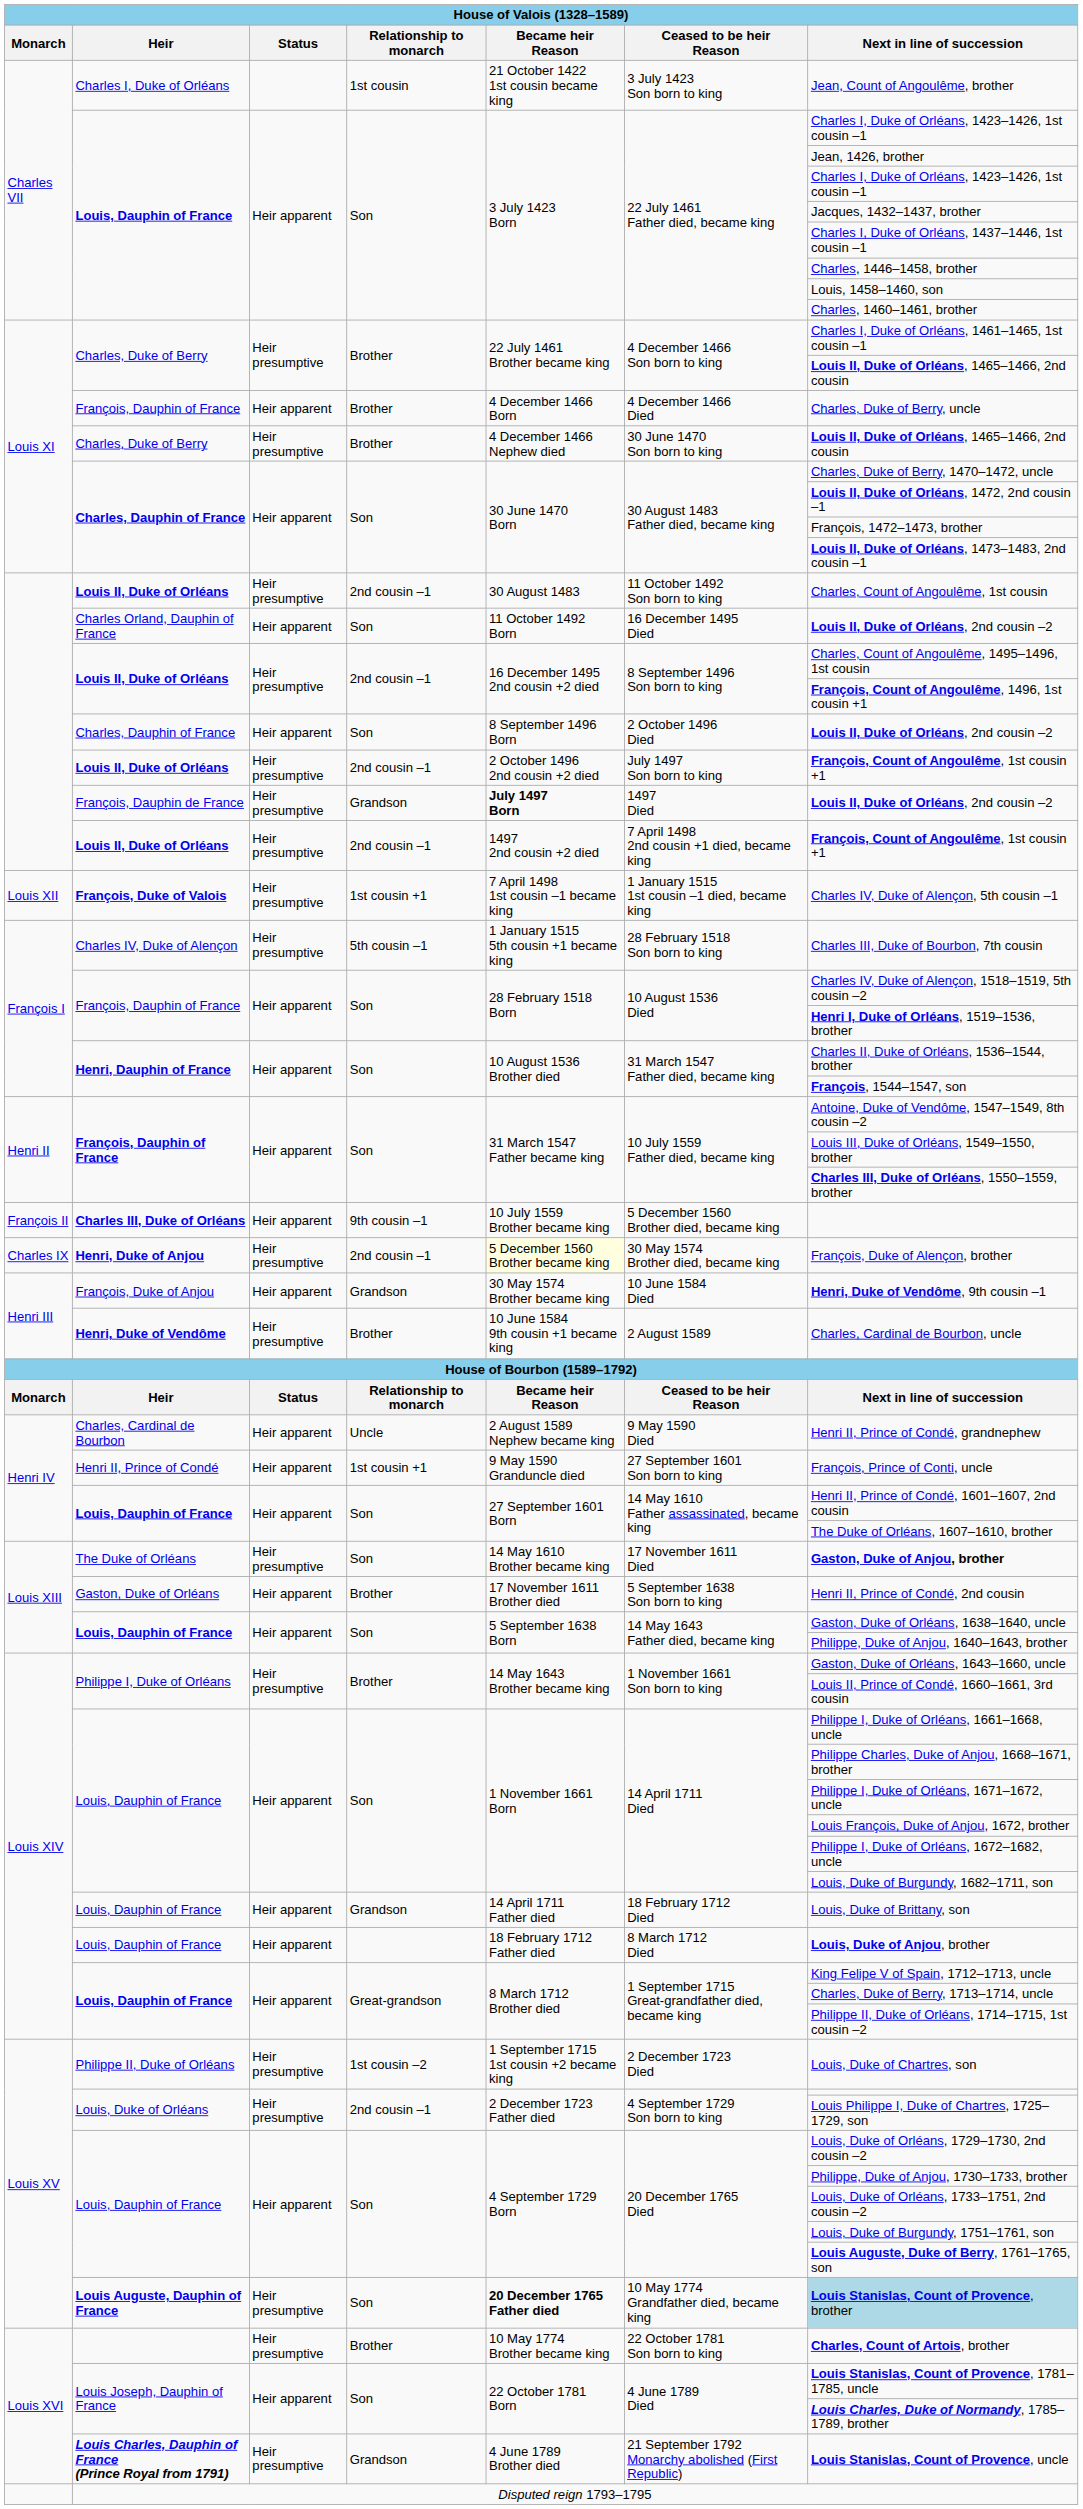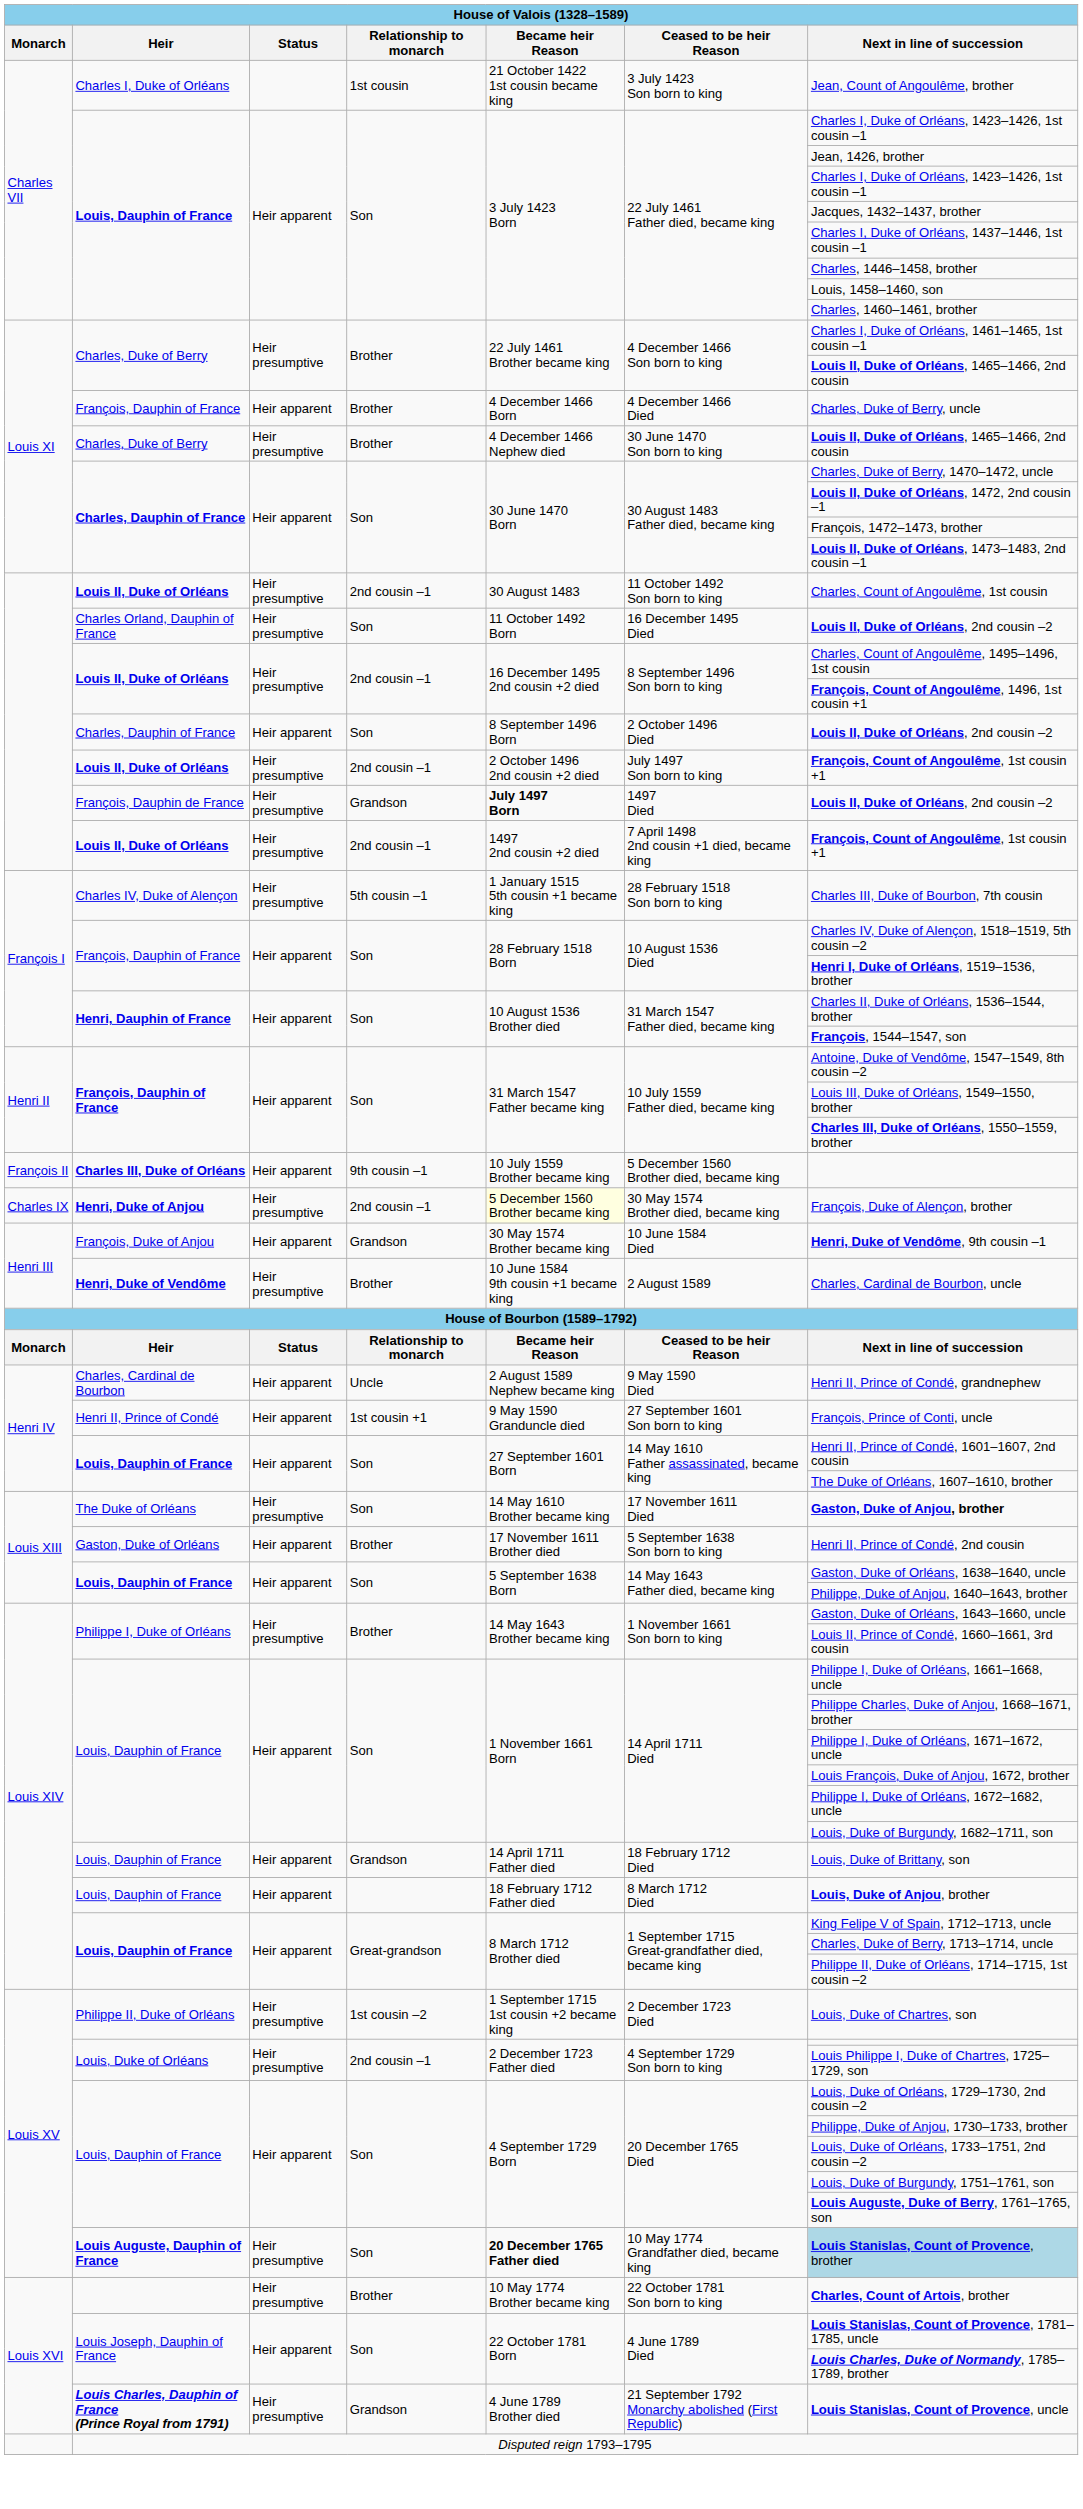(292, 626) Heir apparent -> (288, 626) Heir presumptive
- row: (33, 895)
